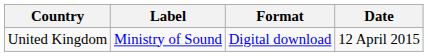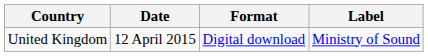columns swapped: (379, 16) <-> (168, 16)
